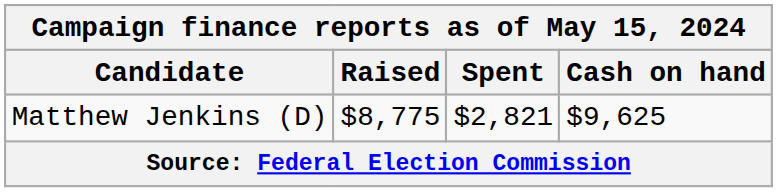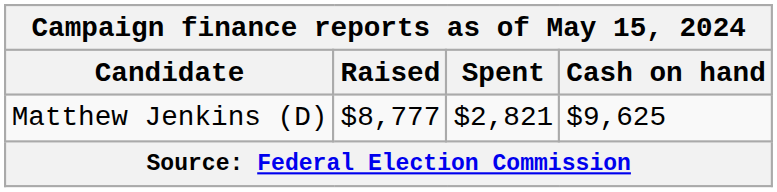(390, 118) $8,775 -> (390, 118) $8,777
